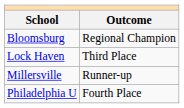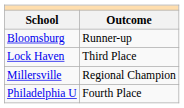(129, 38) Regional Champion -> (107, 38) Runner-up
(107, 75) Runner-up -> (129, 75) Regional Champion
